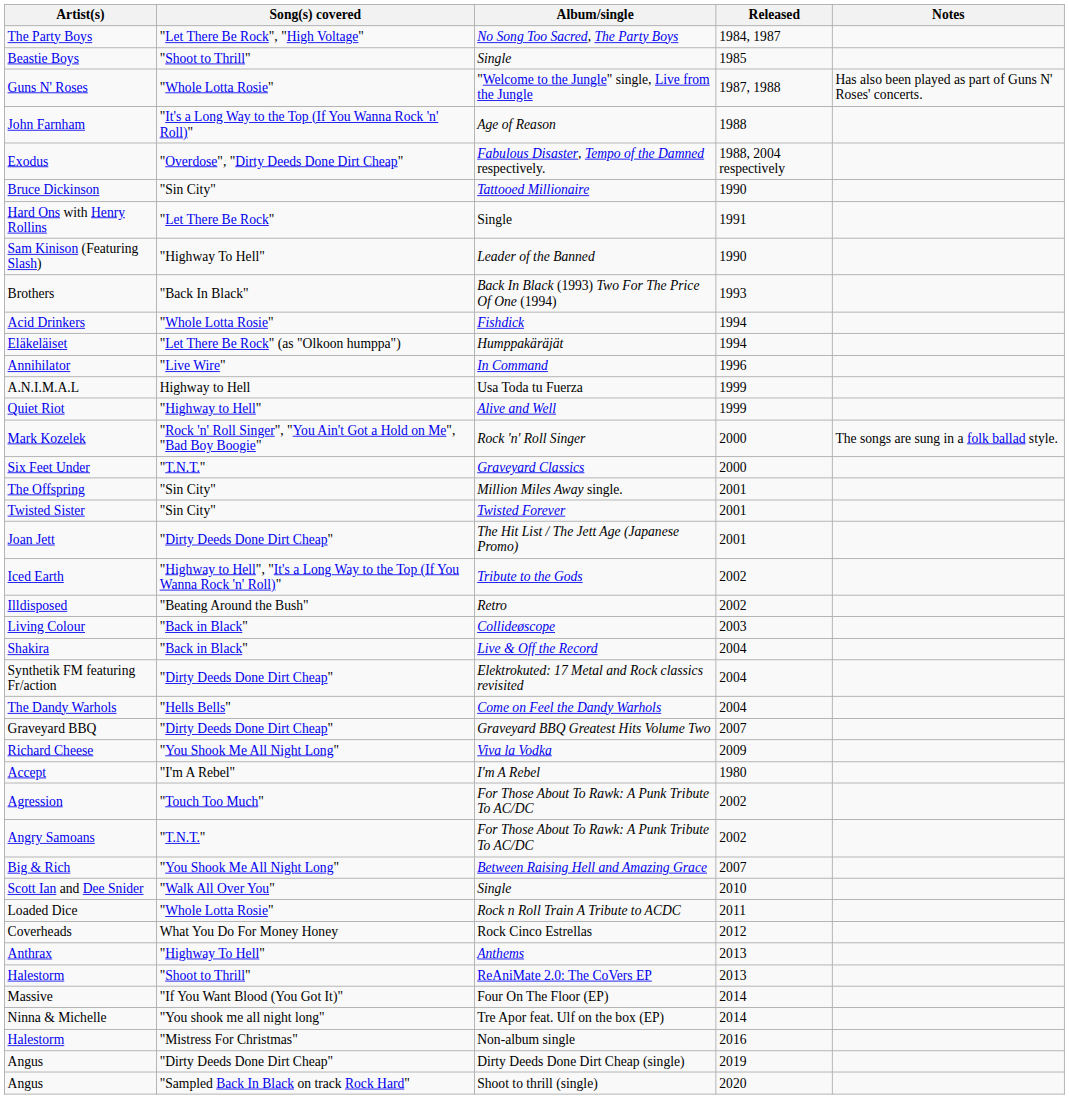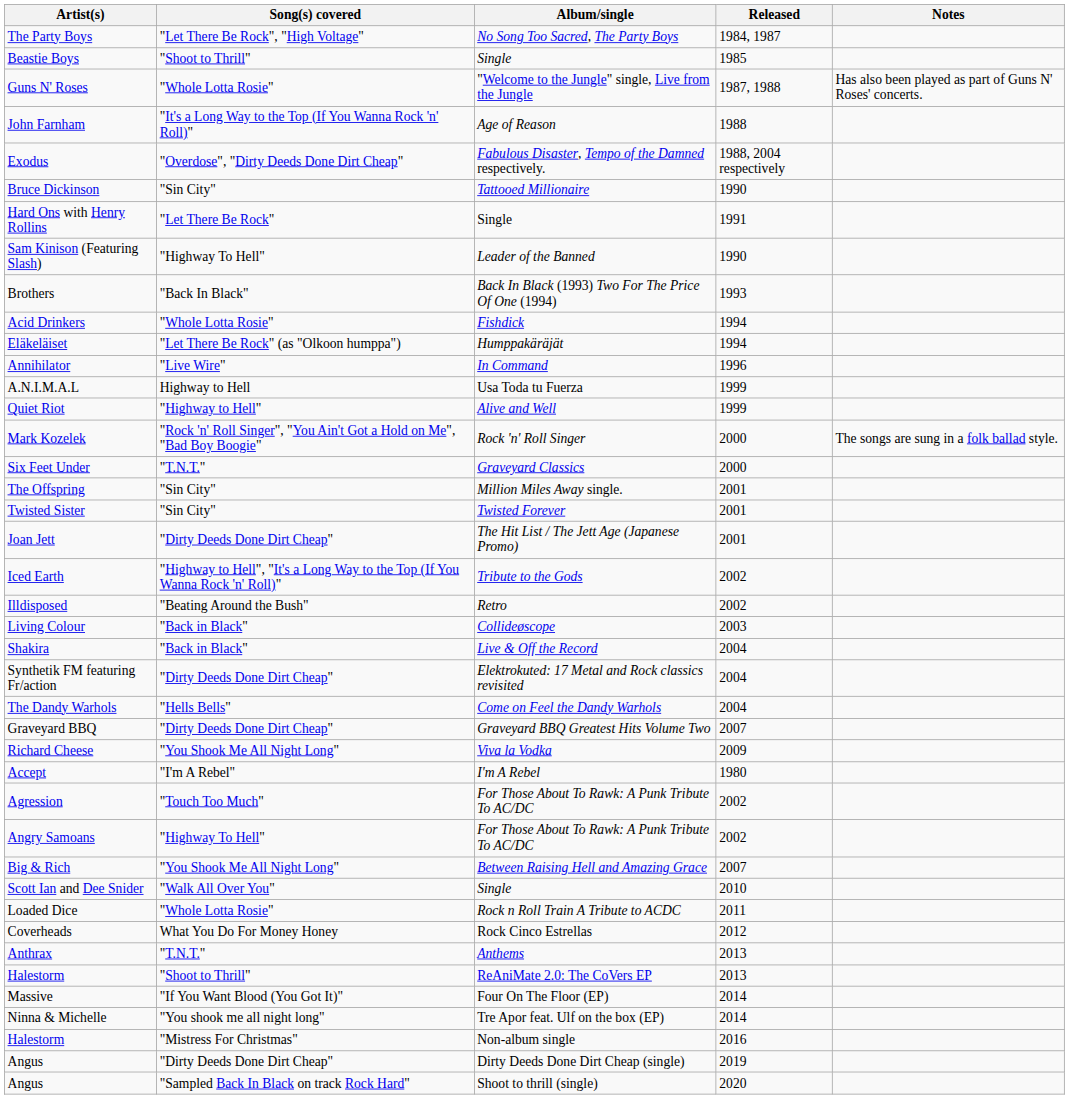(183, 838) "T.N.T." -> (212, 838) "Highway To Hell"
(212, 953) "Highway To Hell" -> (183, 953) "T.N.T."
